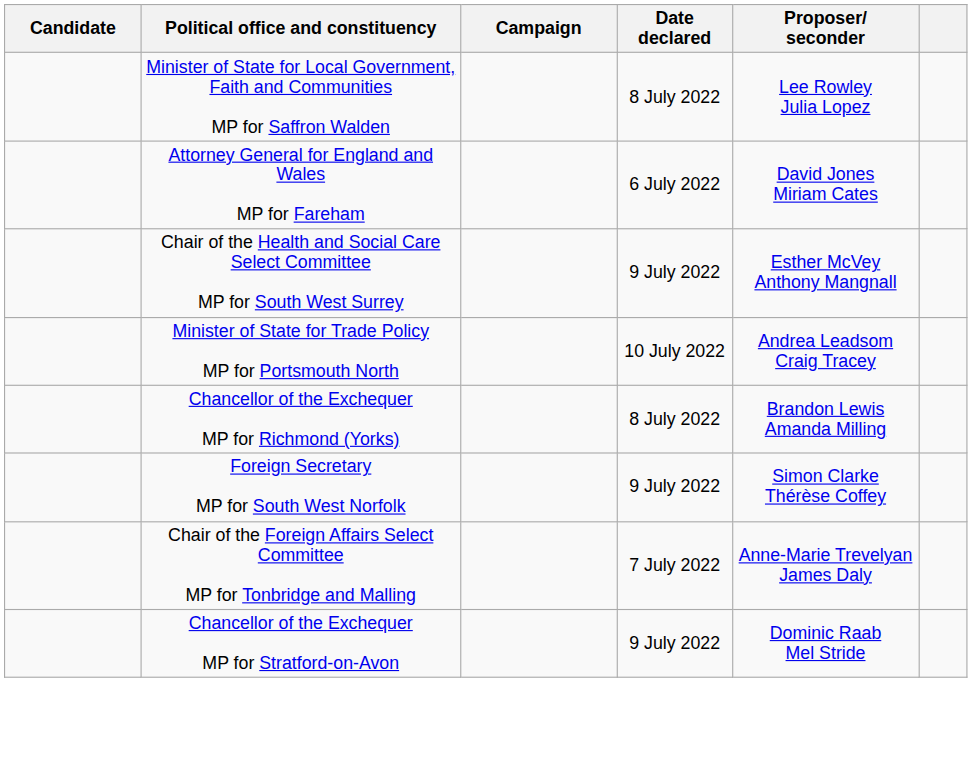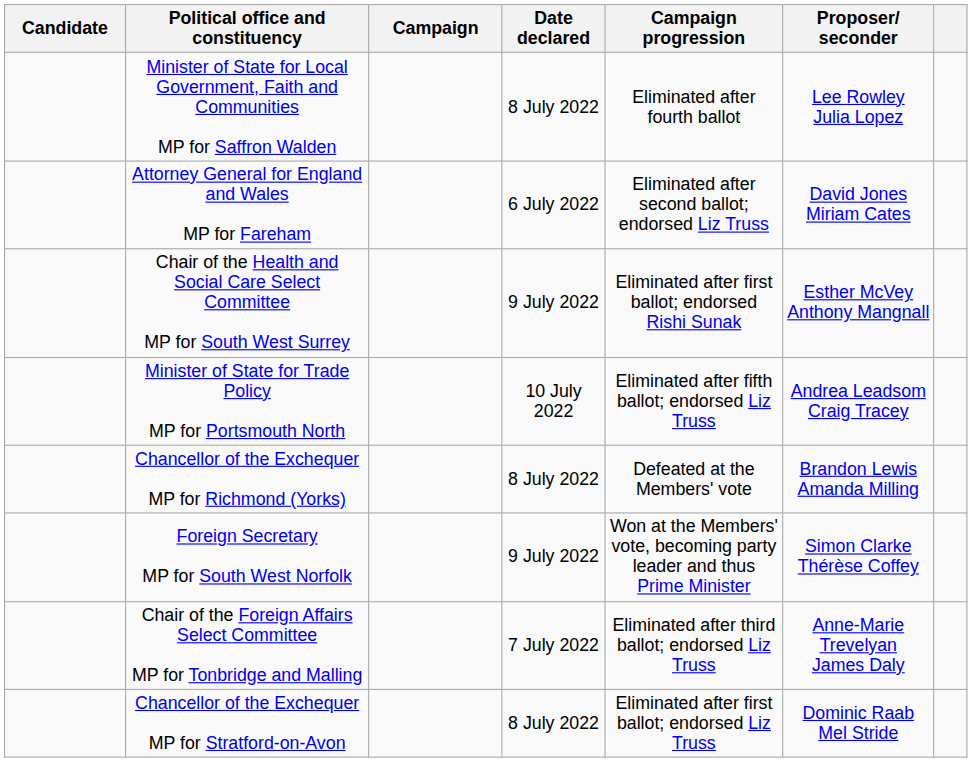+ column: (694, 28)
(675, 643) 9 July 2022 -> (554, 723) 8 July 2022
